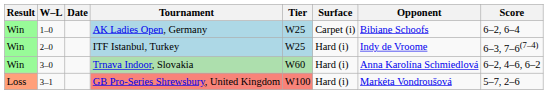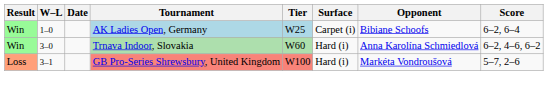- row: (136, 47)
